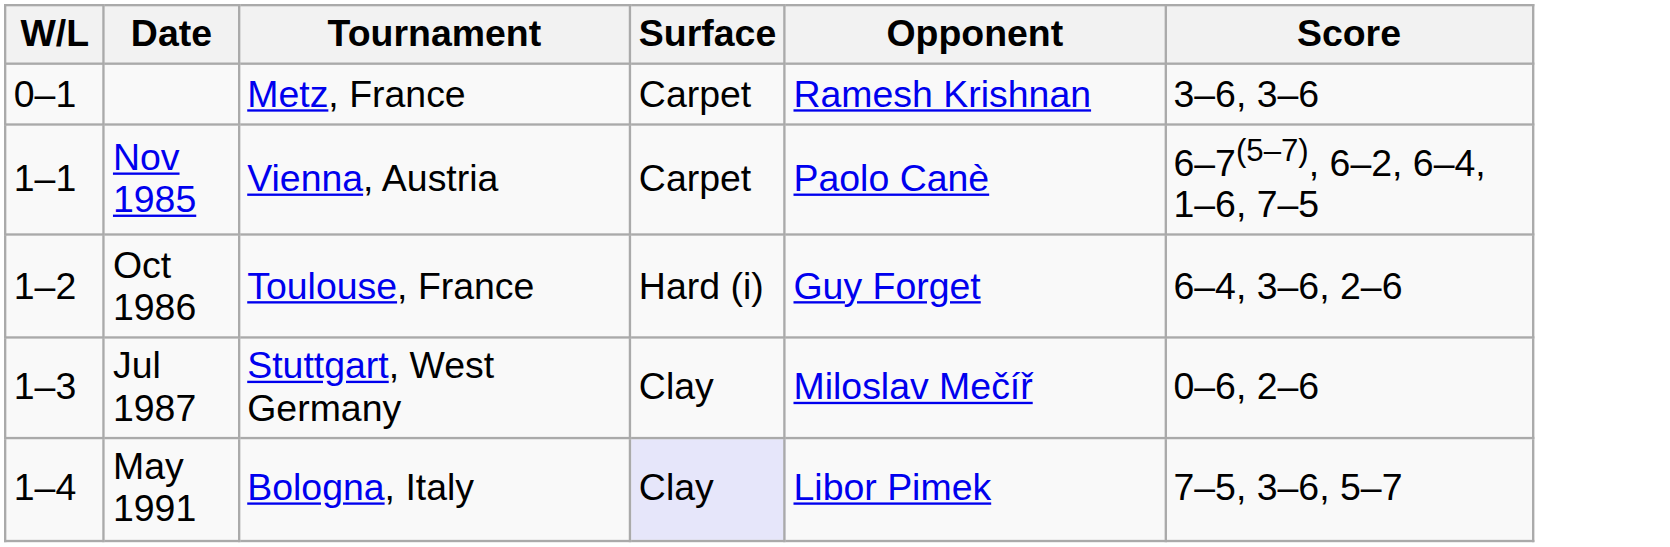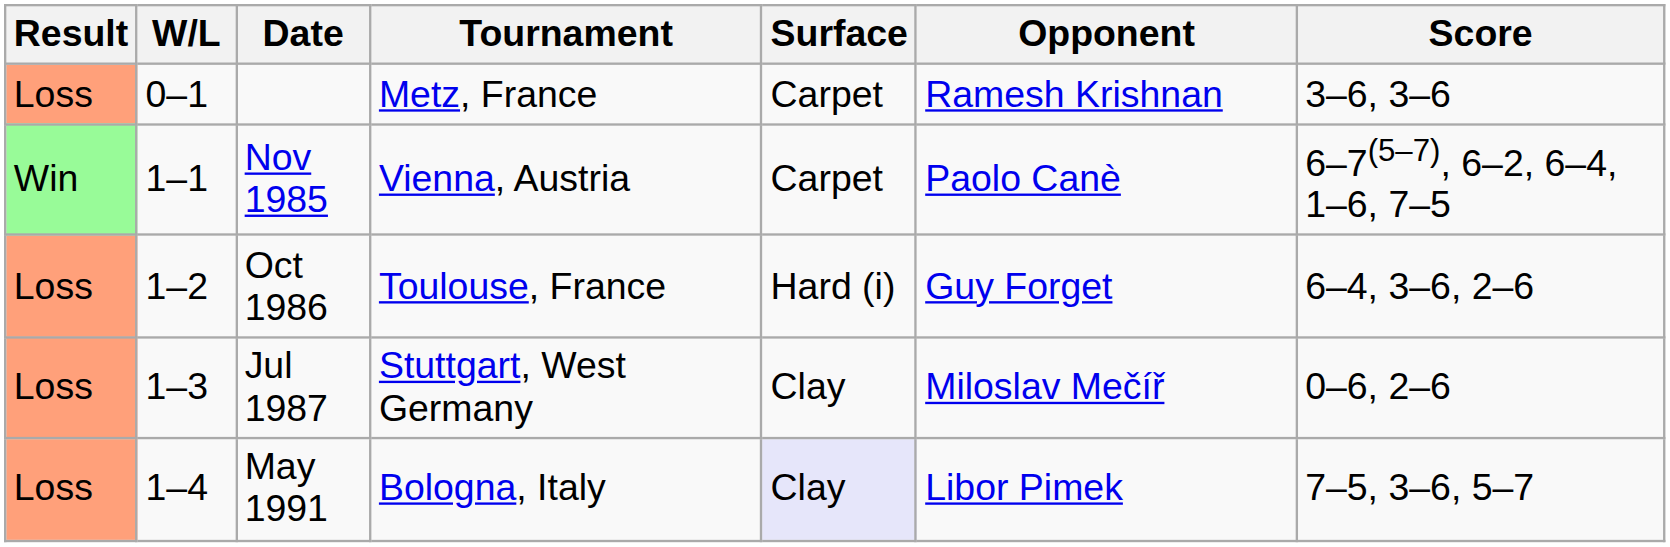+ column: (71, 34)
